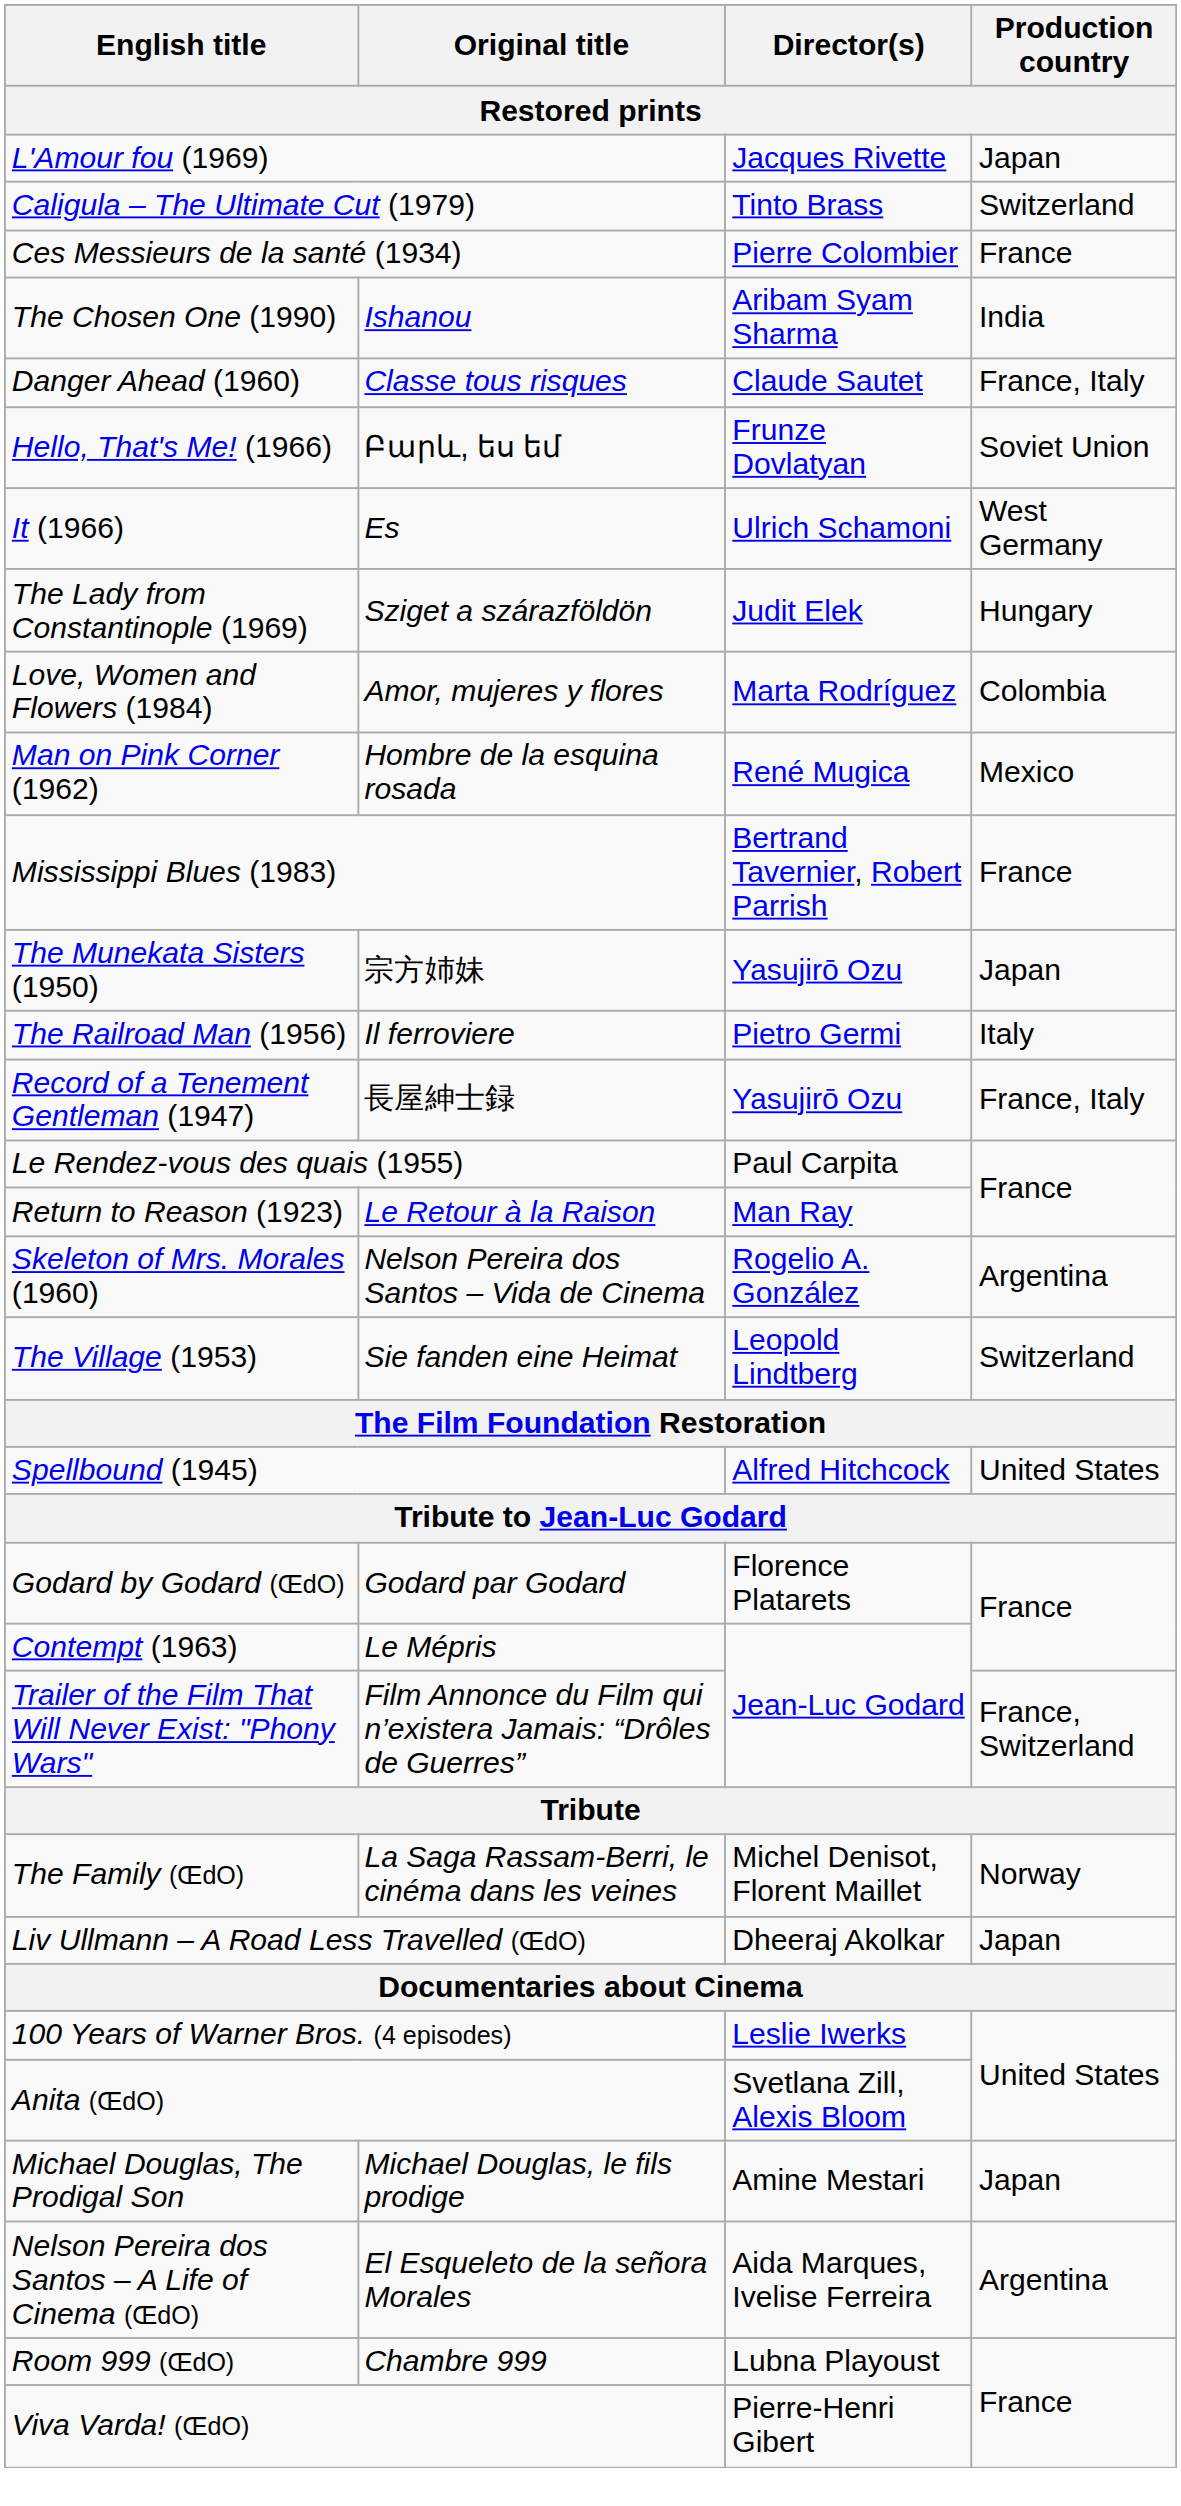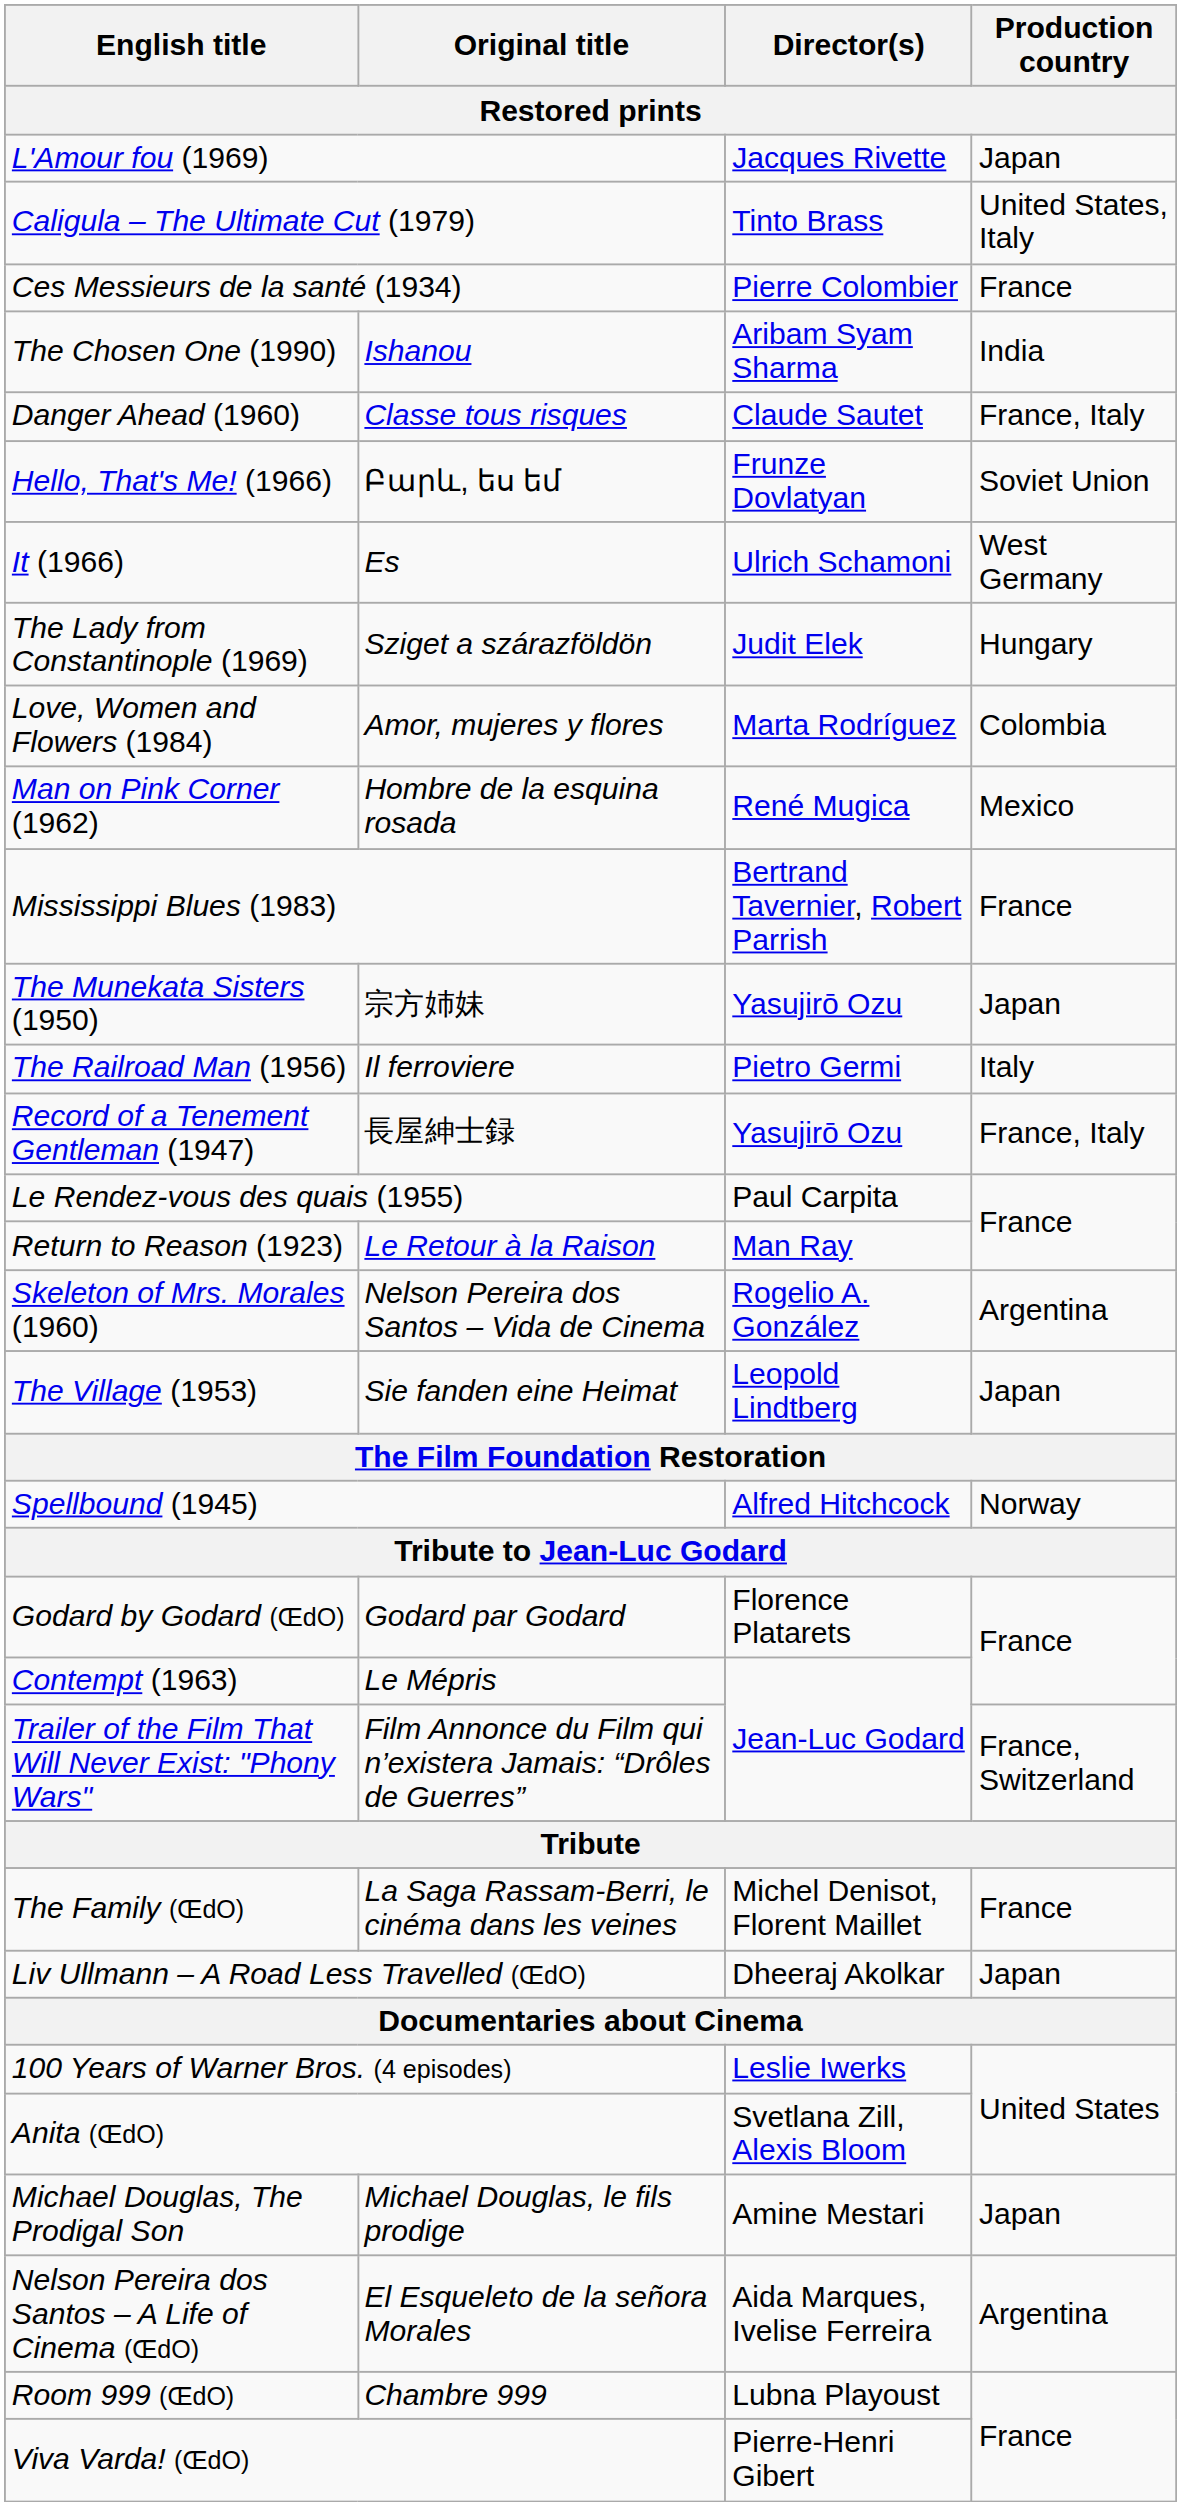(1057, 205) Switzerland -> (1073, 222) United States, Italy
(1057, 1357) Switzerland -> (1020, 1391) Japan
(1069, 1470) United States -> (1030, 1503) Norway
(1030, 1874) Norway -> (1026, 1908) France
